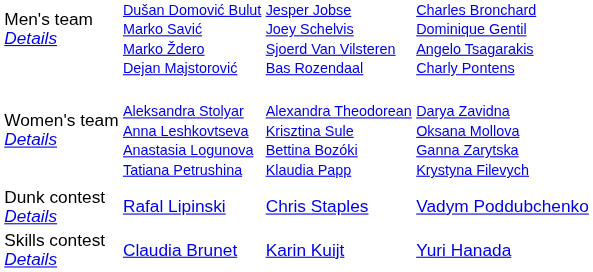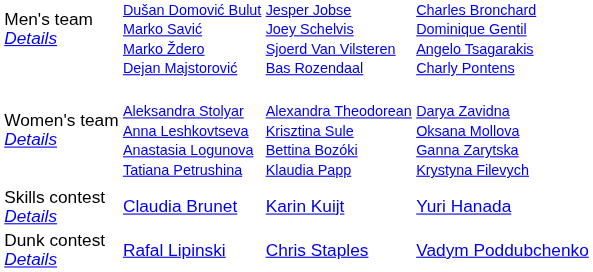rows swapped: (55, 250) <-> (55, 207)
